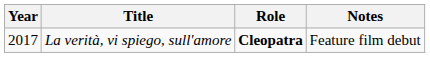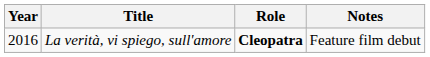(23, 40) 2017 -> (23, 40) 2016
